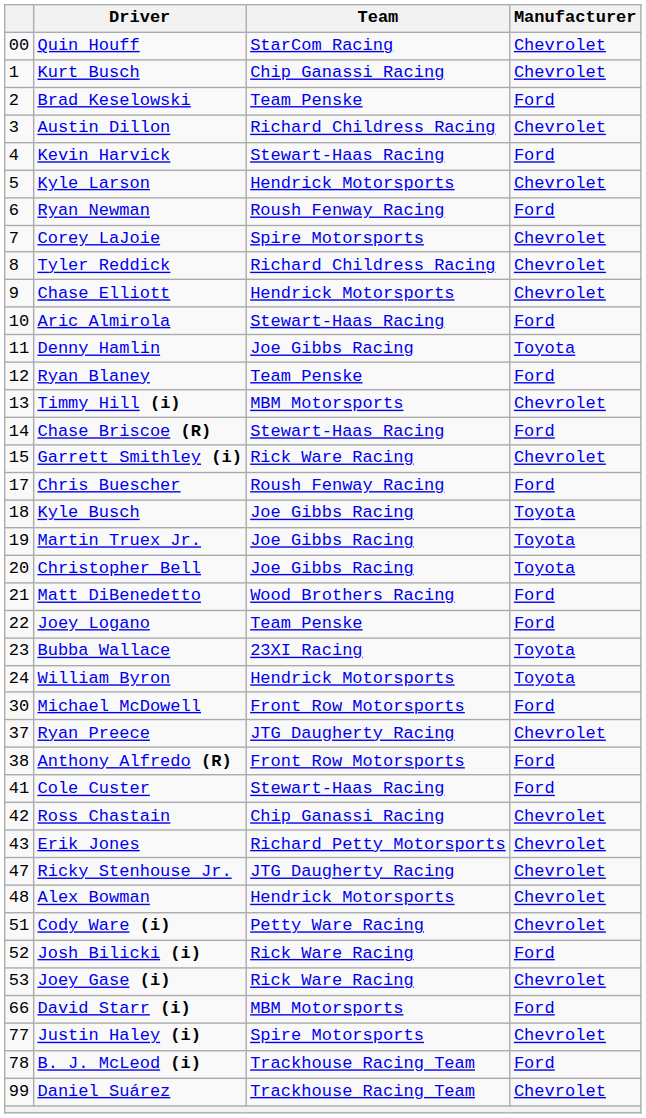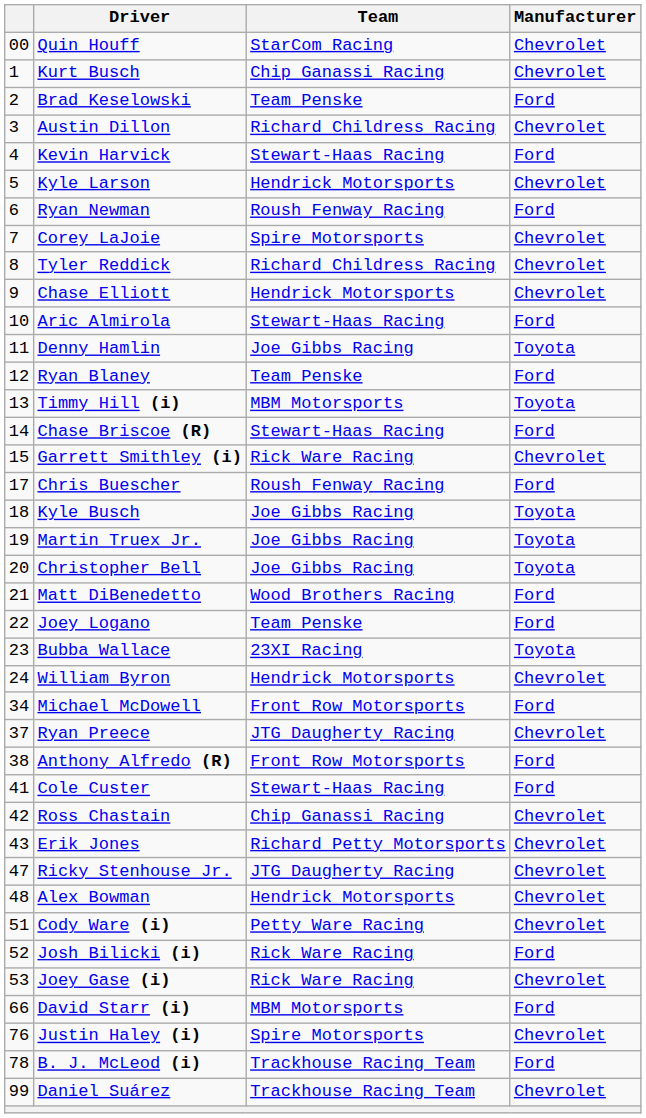(560, 404) Chevrolet -> (545, 404) Toyota
(545, 679) Toyota -> (560, 679) Chevrolet
(19, 707) 30 -> (19, 707) 34
(19, 1037) 77 -> (19, 1037) 76
